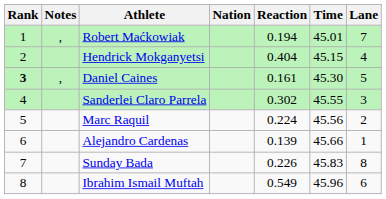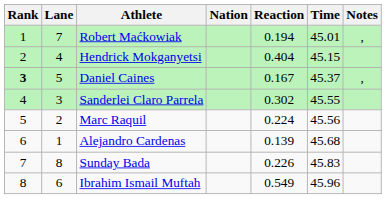columns swapped: (364, 15) <-> (60, 15)
(282, 78) 0.161 -> (279, 78) 0.167
(328, 78) 45.30 -> (325, 78) 45.37
(328, 141) 45.66 -> (325, 141) 45.68
